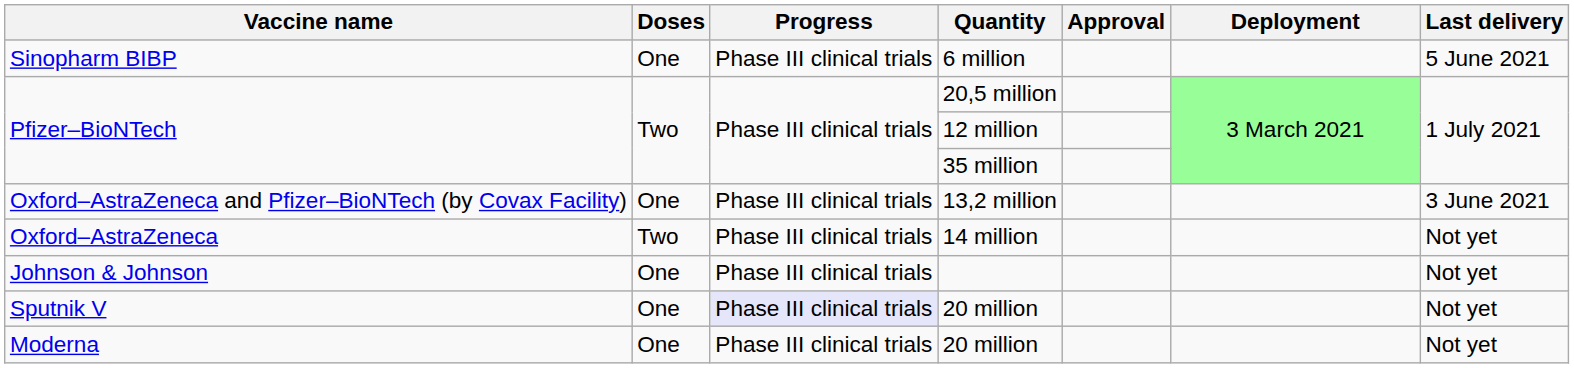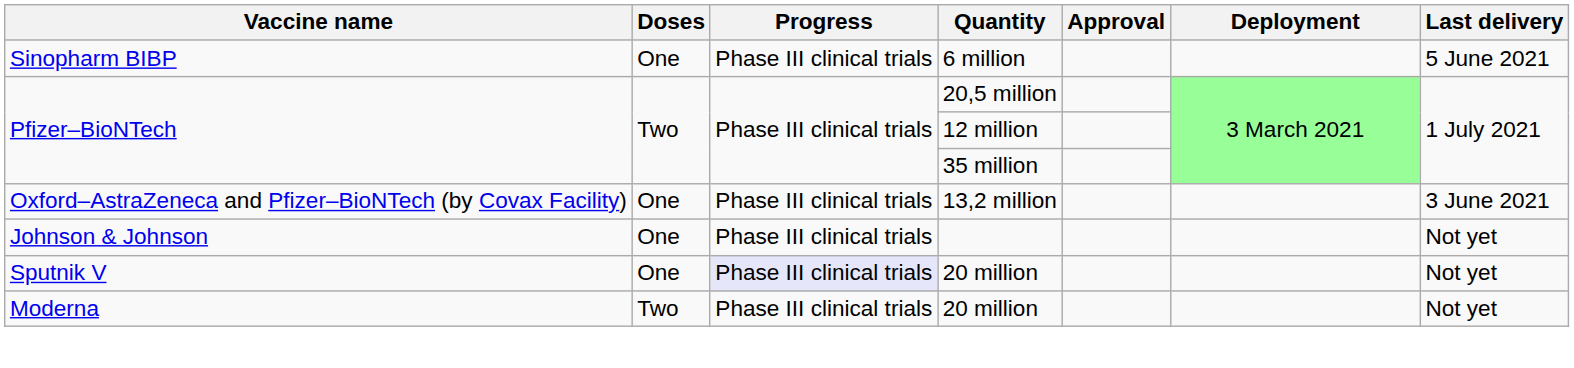- row: (114, 237)
(659, 344) One -> (658, 308) Two
